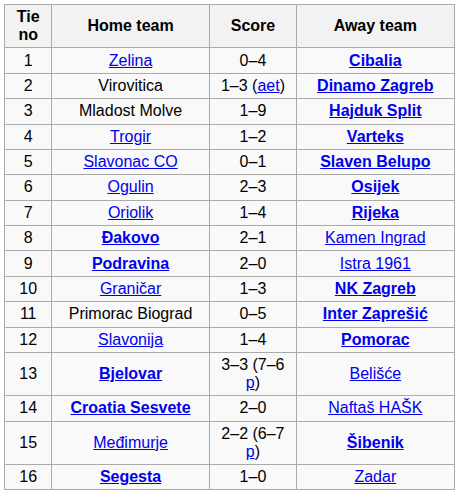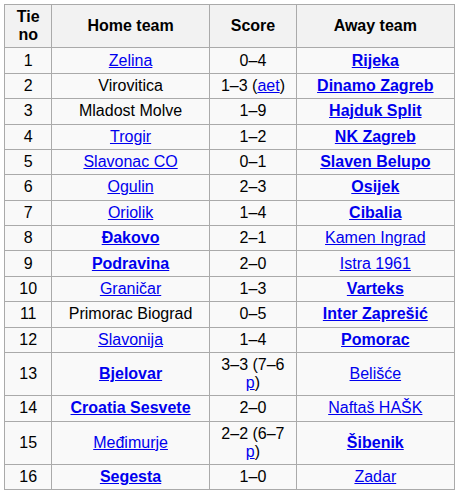(375, 60) Cibalia -> (375, 60) Rijeka
(375, 136) Varteks -> (375, 136) NK Zagreb
(375, 212) Rijeka -> (375, 212) Cibalia
(375, 288) NK Zagreb -> (375, 288) Varteks
